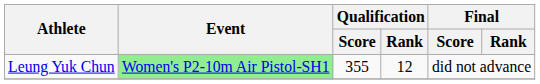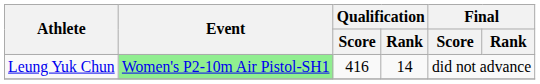(357, 66) 355 -> (357, 66) 416
(405, 66) 12 -> (405, 66) 14
